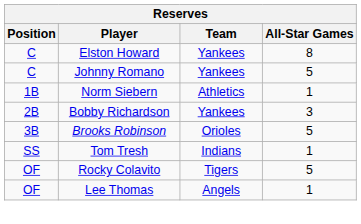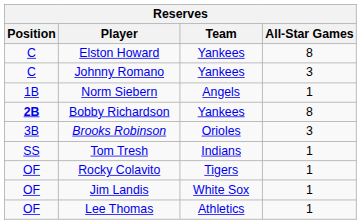(310, 72) 5 -> (310, 72) 3
(221, 92) Athletics -> (221, 92) Angels
(32, 111) normal -> (32, 111) bold
(310, 111) 3 -> (310, 111) 8
(310, 131) 5 -> (310, 131) 3
(310, 170) 5 -> (310, 170) 1
+ row: (119, 190)
(221, 190) Angels -> (221, 209) Athletics
